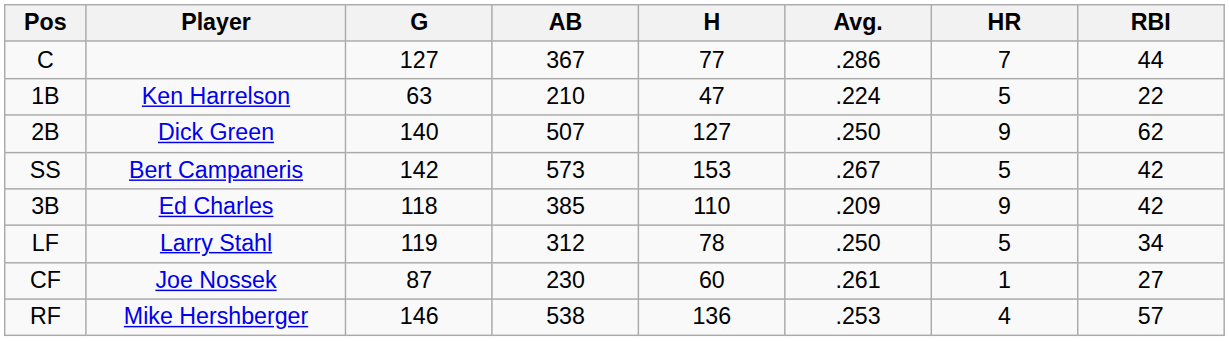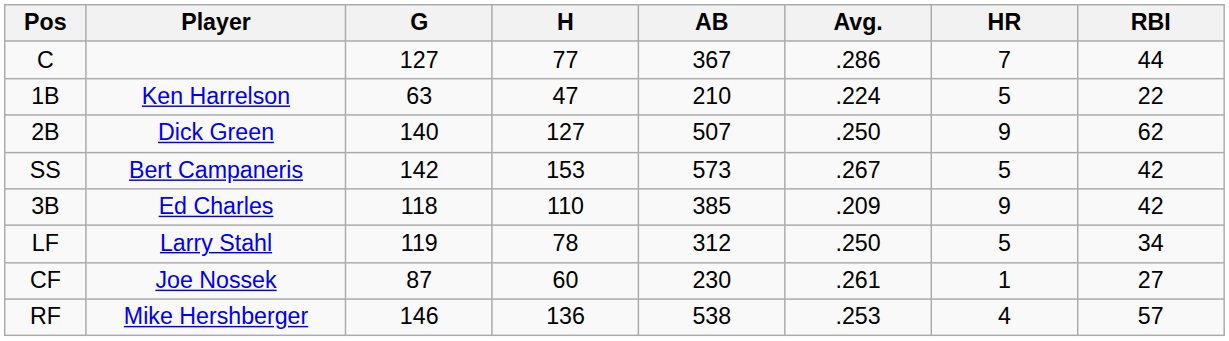columns swapped: (566, 22) <-> (712, 22)
